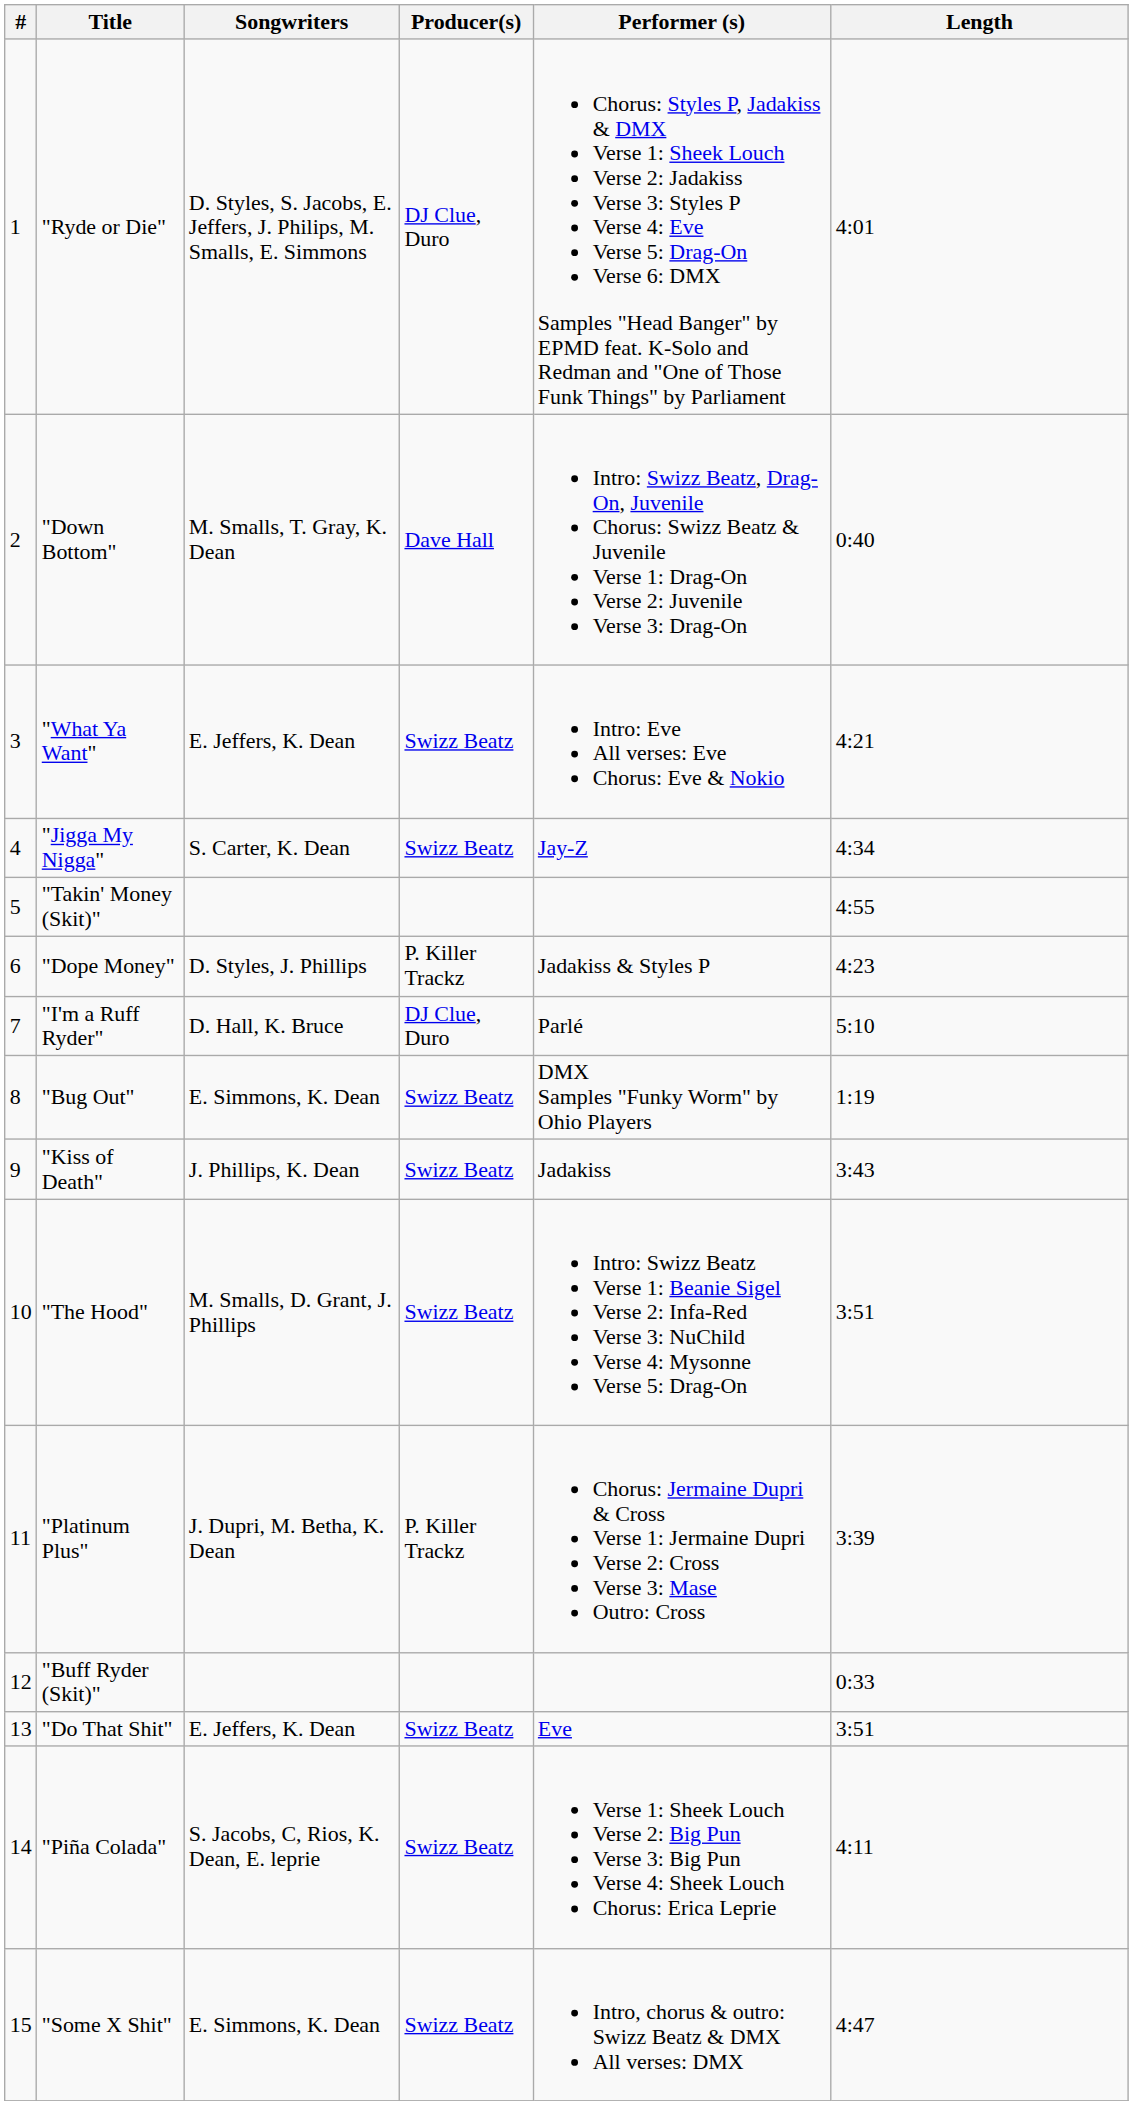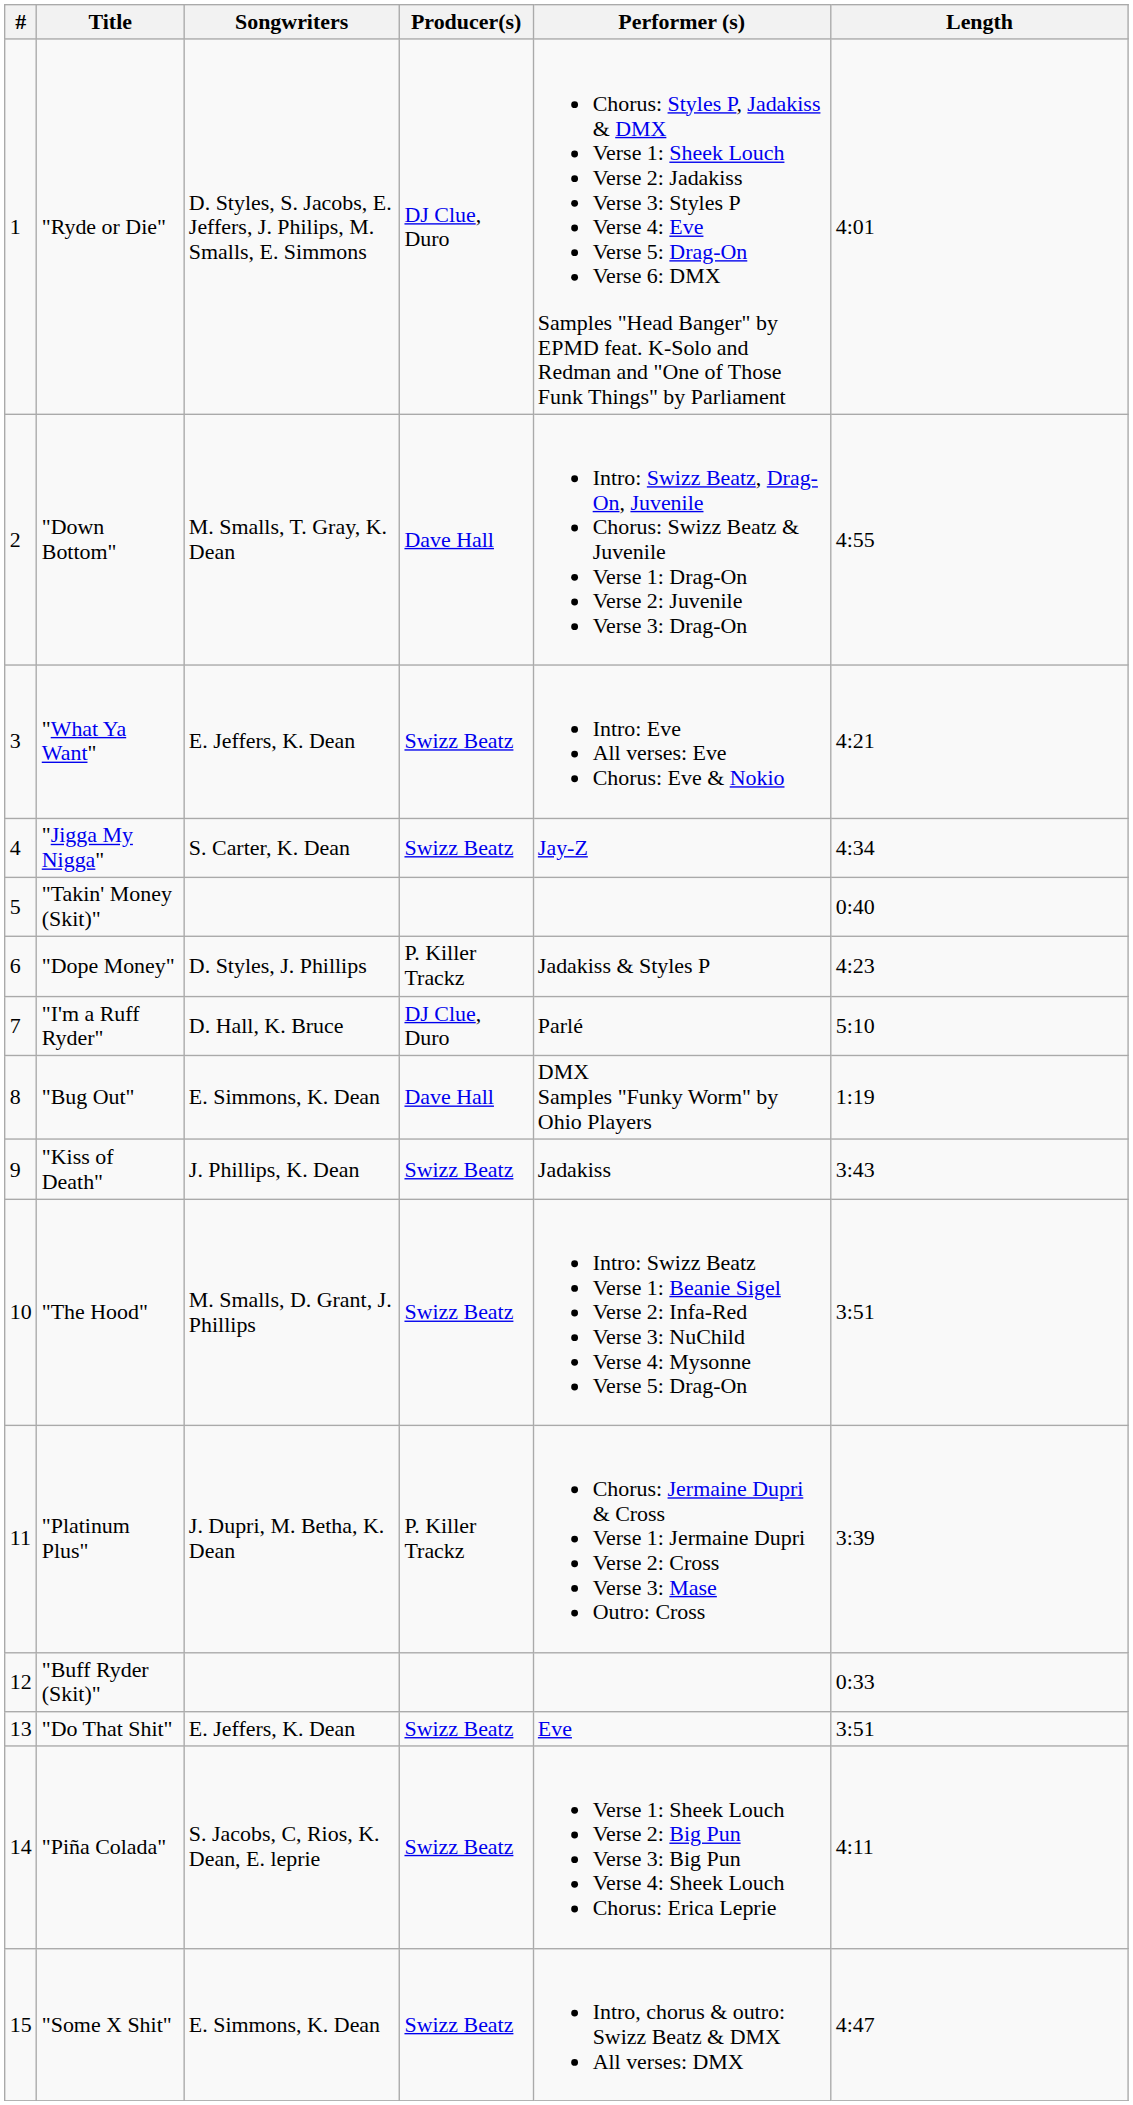(855, 539) 0:40 -> (855, 539) 4:55
(855, 906) 4:55 -> (855, 906) 0:40
(459, 1097) Swizz Beatz -> (449, 1097) Dave Hall
